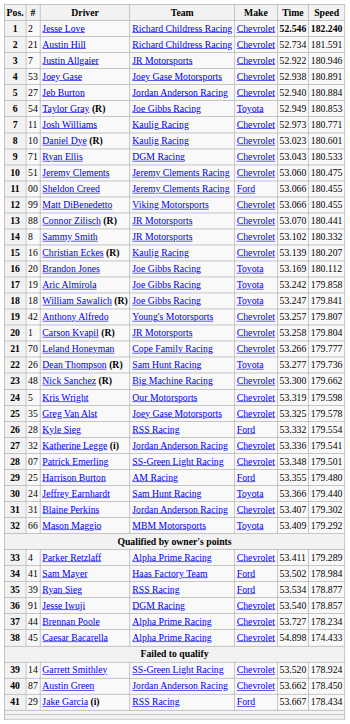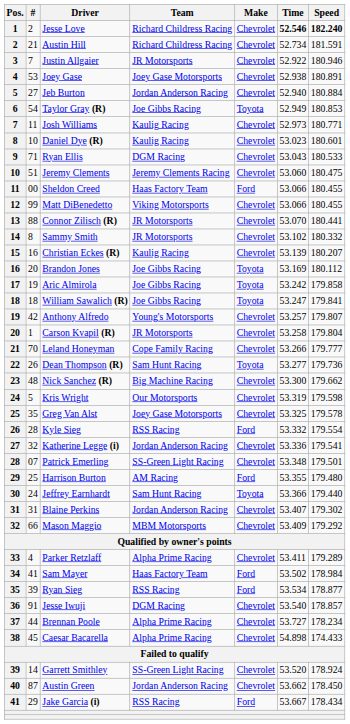(181, 189) Jeremy Clements Racing -> (170, 189) Haas Factory Team
(250, 525) Toyota -> (256, 525) Chevrolet
